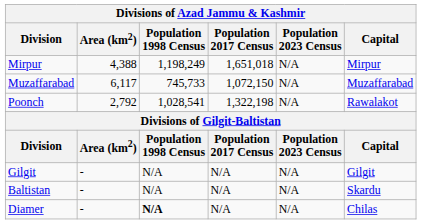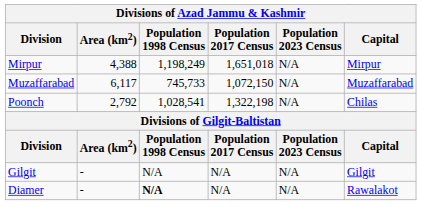(372, 102) Rawalakot -> (362, 102) Chilas
- row: (29, 190)
(362, 209) Chilas -> (372, 190) Rawalakot
